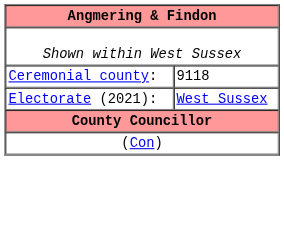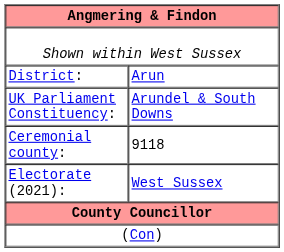+ row: (46, 77)
+ row: (62, 107)
